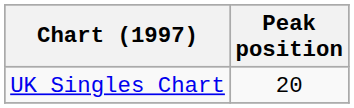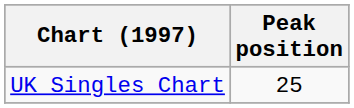(289, 85) 20 -> (289, 85) 25
